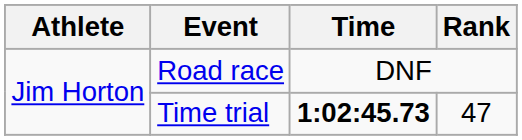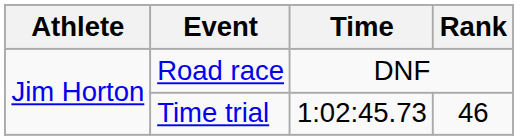(363, 114) bold -> (362, 114) normal
(476, 114) 47 -> (473, 114) 46
